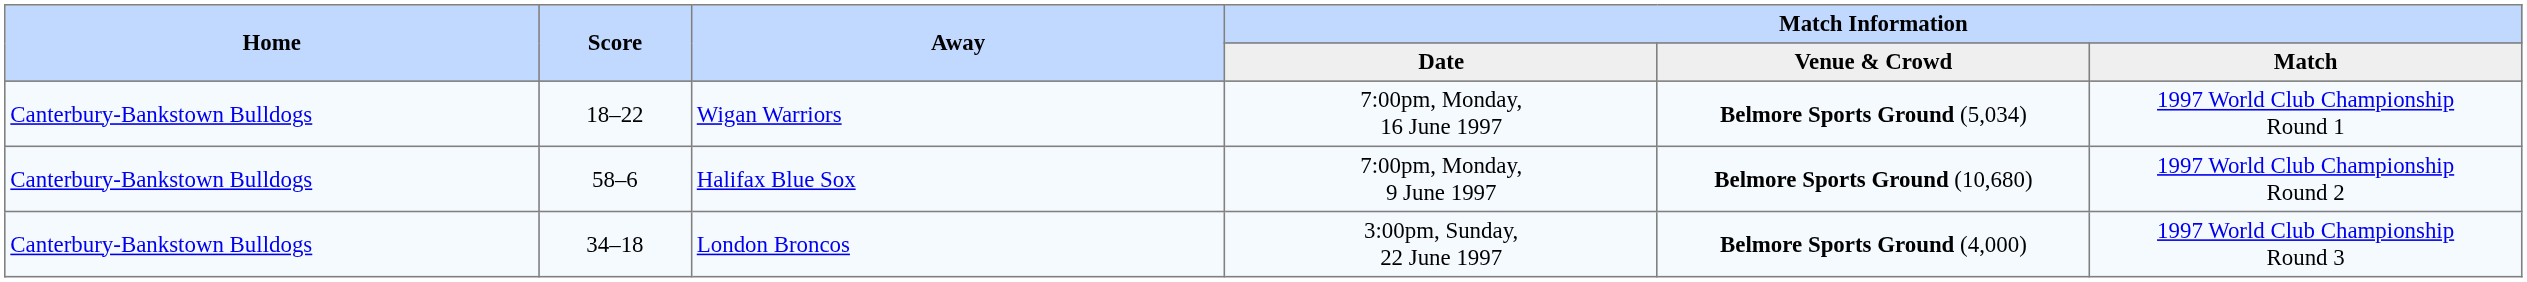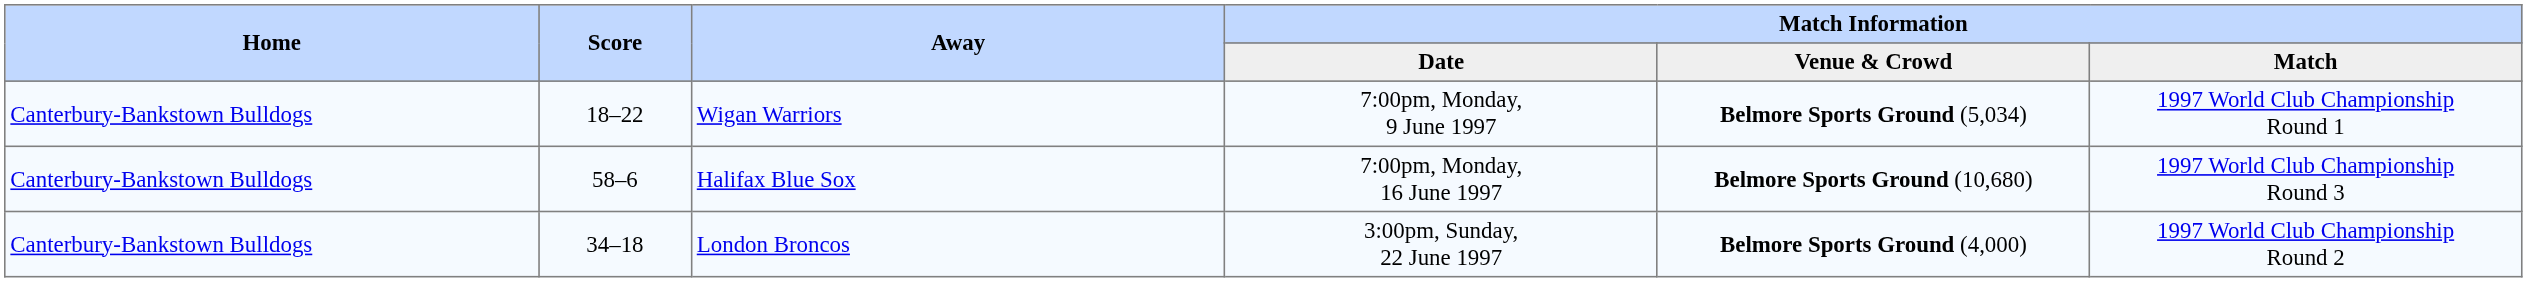(1441, 113) 7:00pm, Monday, 16 June 1997 -> (1441, 113) 7:00pm, Monday, 9 June 1997
(1441, 178) 7:00pm, Monday, 9 June 1997 -> (1441, 178) 7:00pm, Monday, 16 June 1997
(2306, 178) 1997 World Club Championship Round 2 -> (2306, 178) 1997 World Club Championship Round 3
(2306, 243) 1997 World Club Championship Round 3 -> (2306, 243) 1997 World Club Championship Round 2
